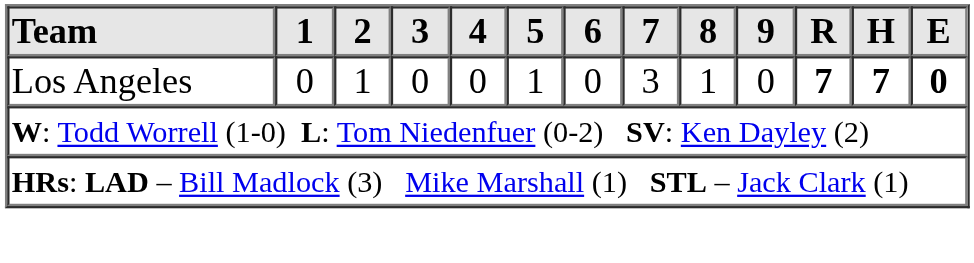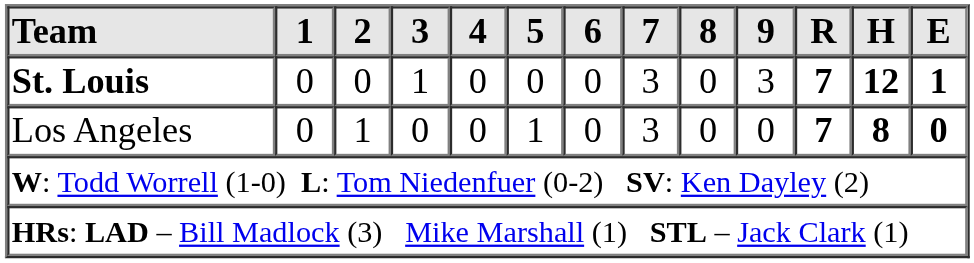+ row: (80, 80)
(708, 80) 1 -> (708, 130) 0
(881, 80) 7 -> (881, 130) 8
